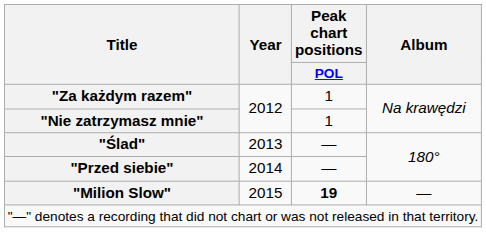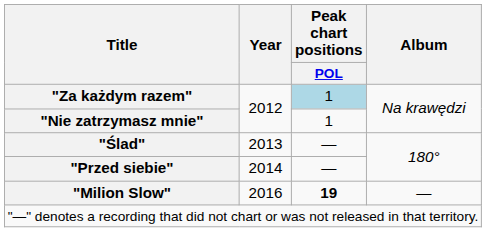(329, 96) no background -> (329, 96) lightblue background
(265, 192) 2015 -> (265, 192) 2016
